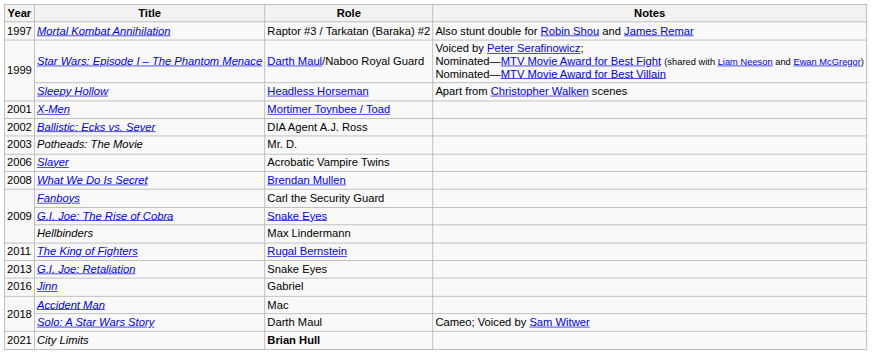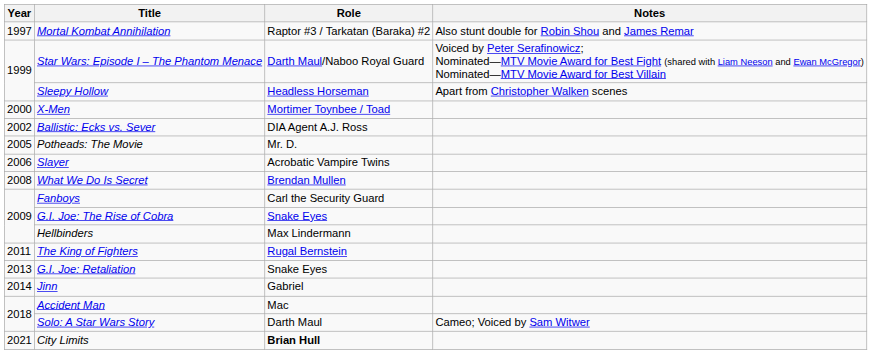(19, 109) 2001 -> (19, 109) 2000
(19, 145) 2003 -> (19, 145) 2005
(19, 287) 2016 -> (19, 287) 2014
